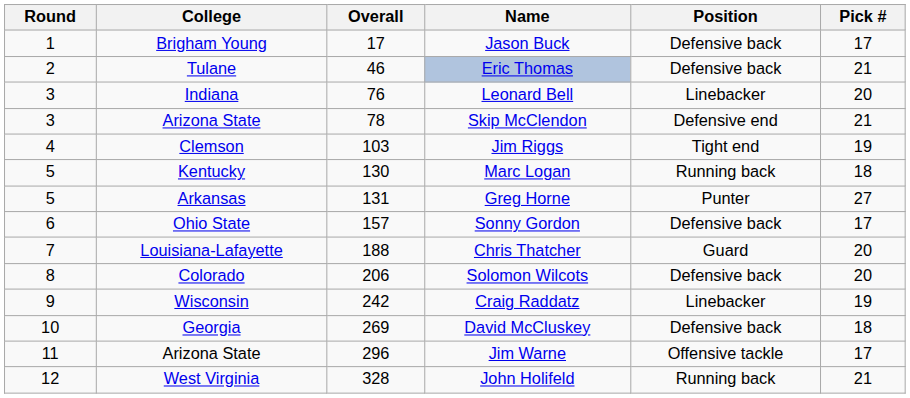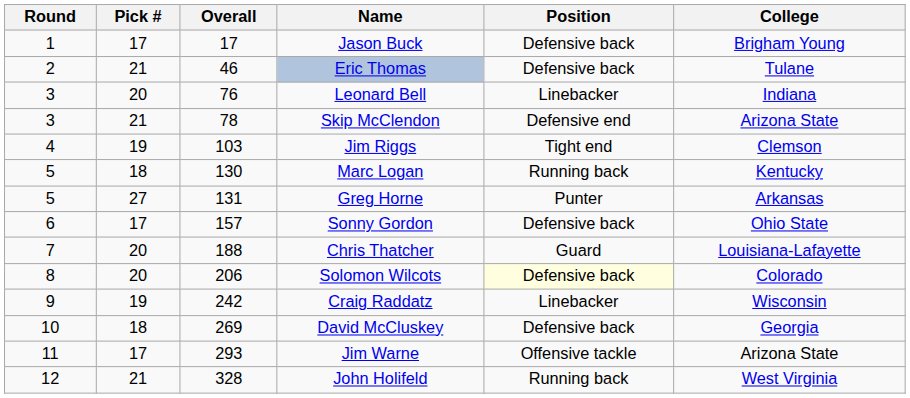columns swapped: (863, 17) <-> (212, 17)
(726, 276) no background -> (579, 276) lightyellow background
(376, 353) 296 -> (229, 353) 293
